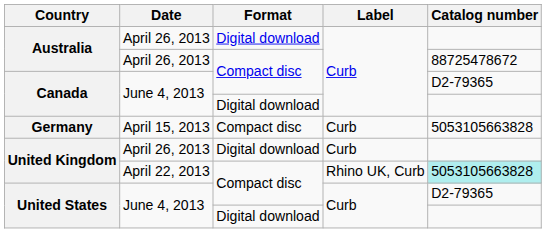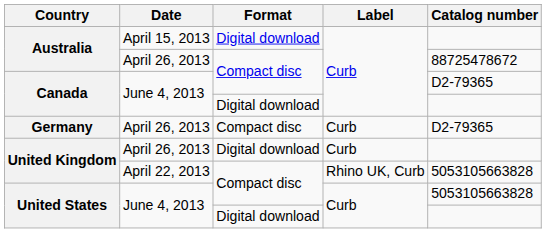(166, 37) April 26, 2013 -> (166, 37) April 15, 2013
(166, 127) April 15, 2013 -> (166, 127) April 26, 2013
(482, 127) 5053105663828 -> (462, 127) D2-79365
(482, 171) paleturquoise background -> (482, 171) no background
(462, 194) D2-79365 -> (482, 194) 5053105663828
